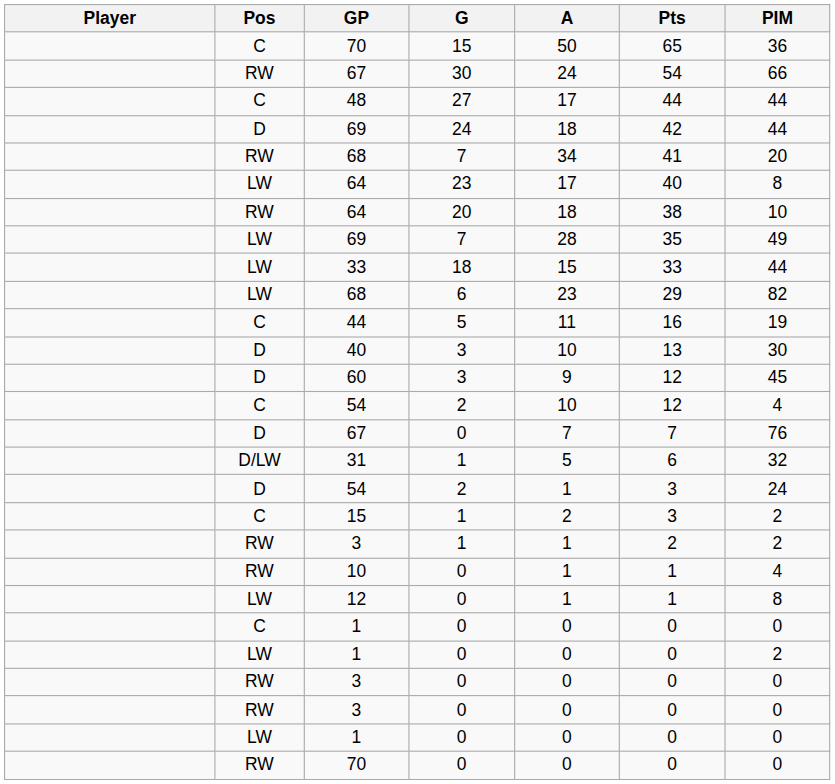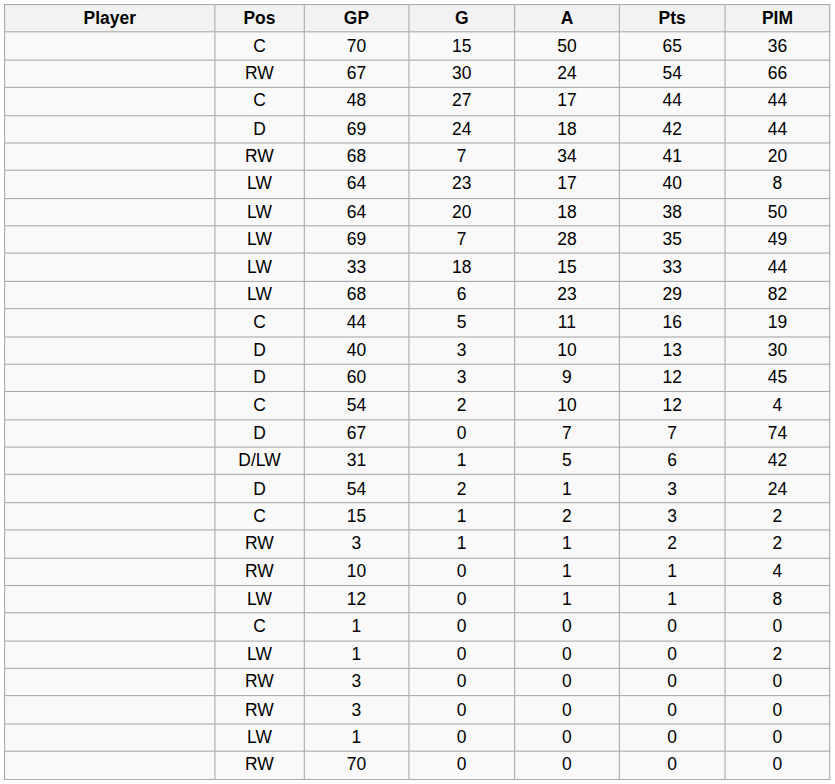(259, 211) RW -> (259, 211) LW
(777, 211) 10 -> (777, 211) 50
(777, 433) 76 -> (777, 433) 74
(777, 460) 32 -> (777, 460) 42
